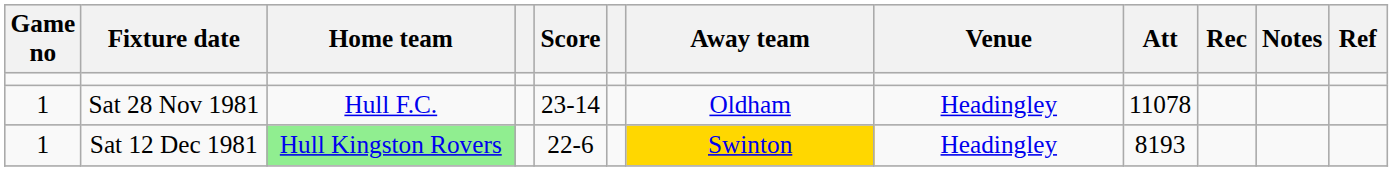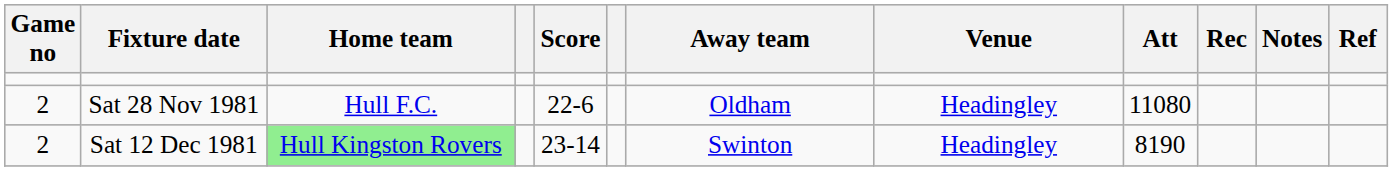(43, 104) 1 -> (43, 104) 2
(570, 104) 23-14 -> (570, 104) 22-6
(1160, 104) 11078 -> (1160, 104) 11080
(43, 144) 1 -> (43, 144) 2
(570, 144) 22-6 -> (570, 144) 23-14
(750, 144) gold background -> (750, 144) no background
(1160, 144) 8193 -> (1160, 144) 8190
